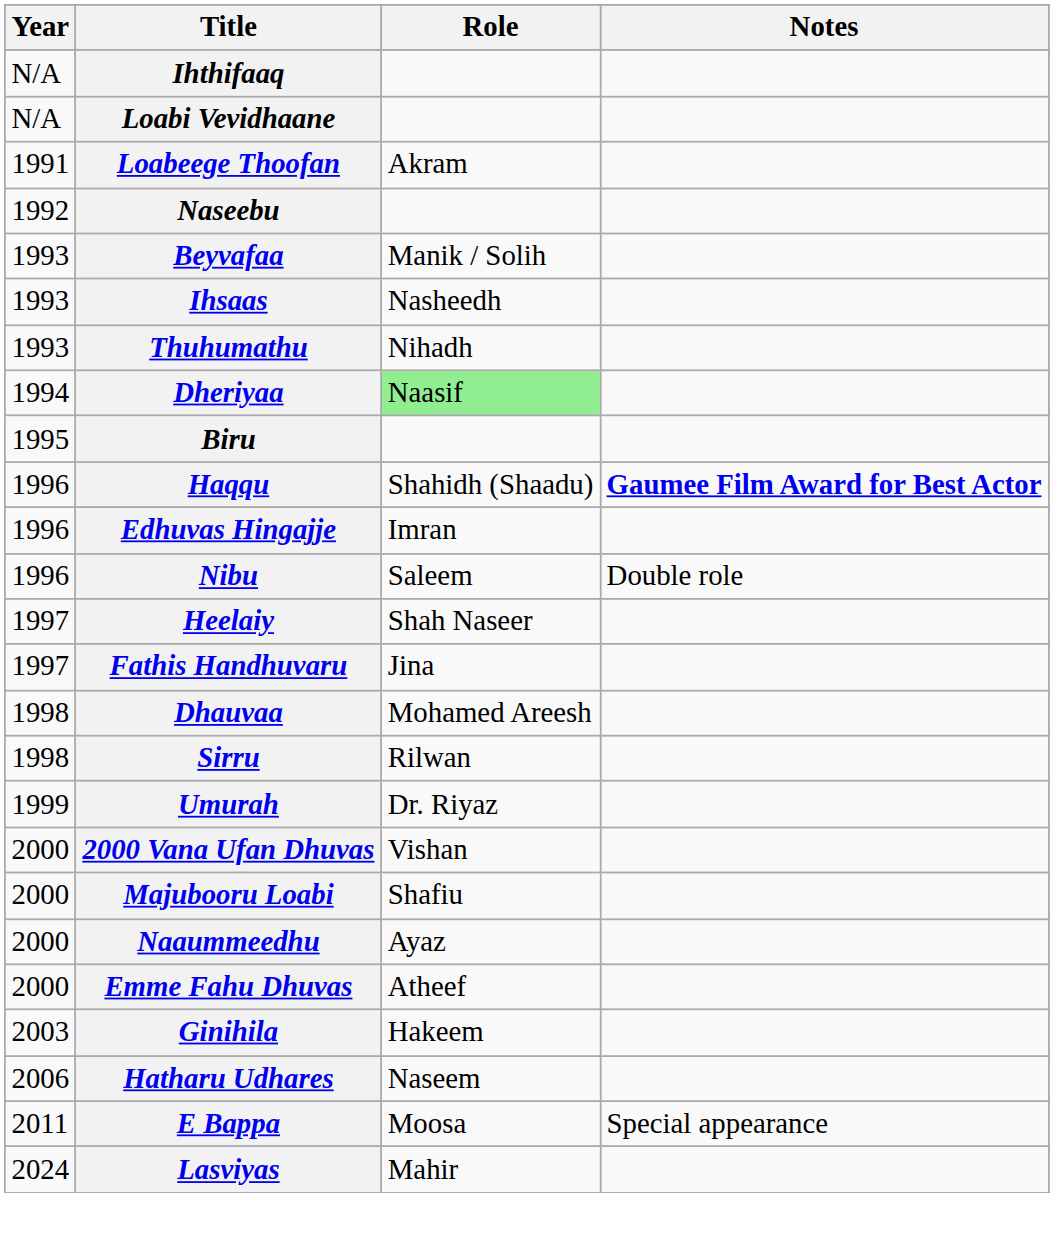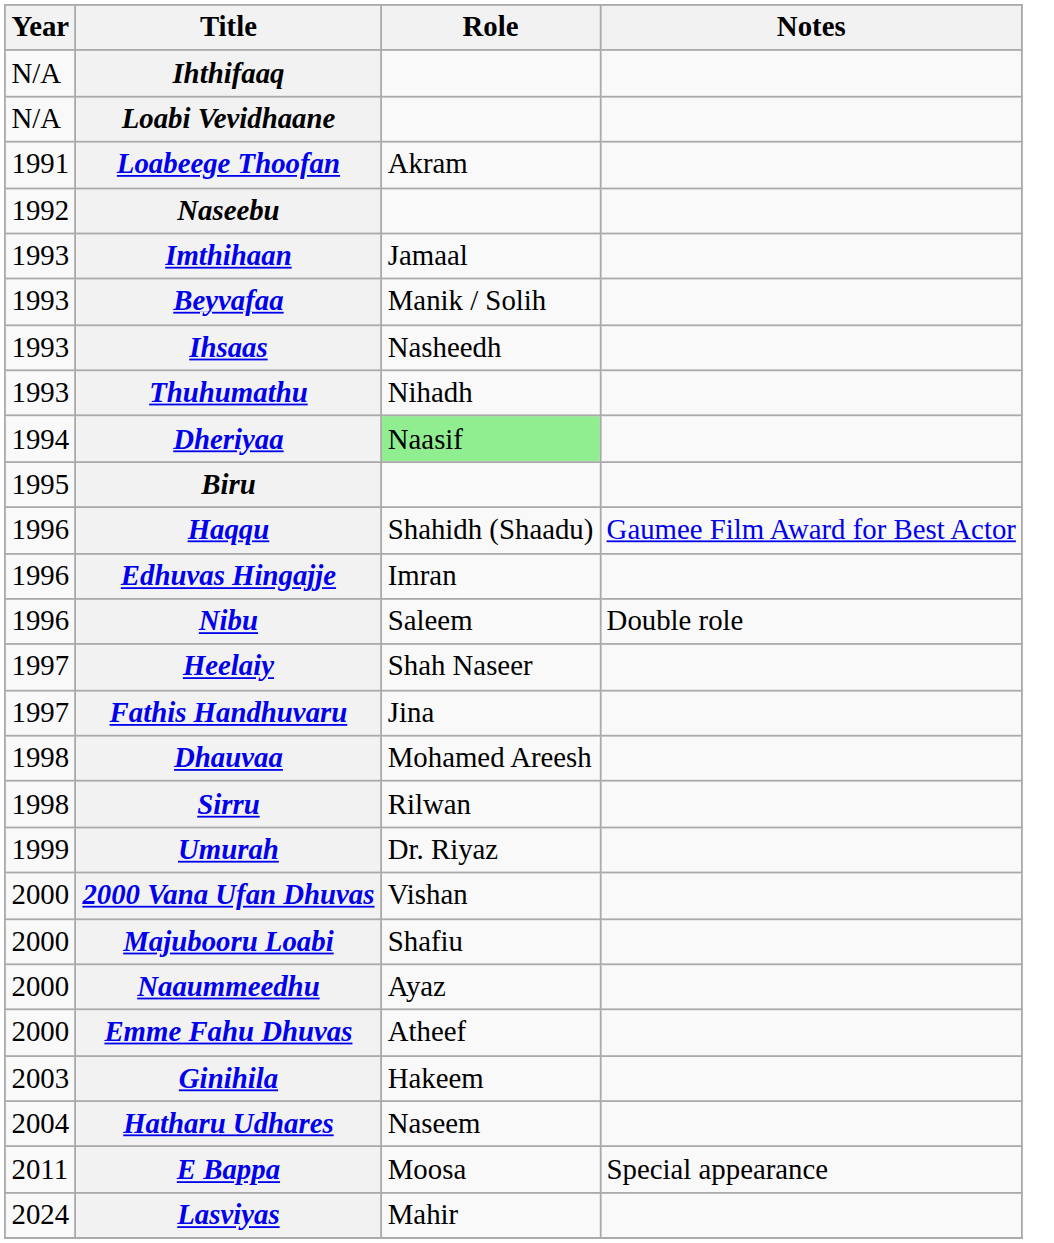+ row: (228, 255)
(824, 484) bold -> (811, 529) normal
(40, 1077) 2006 -> (40, 1123) 2004
